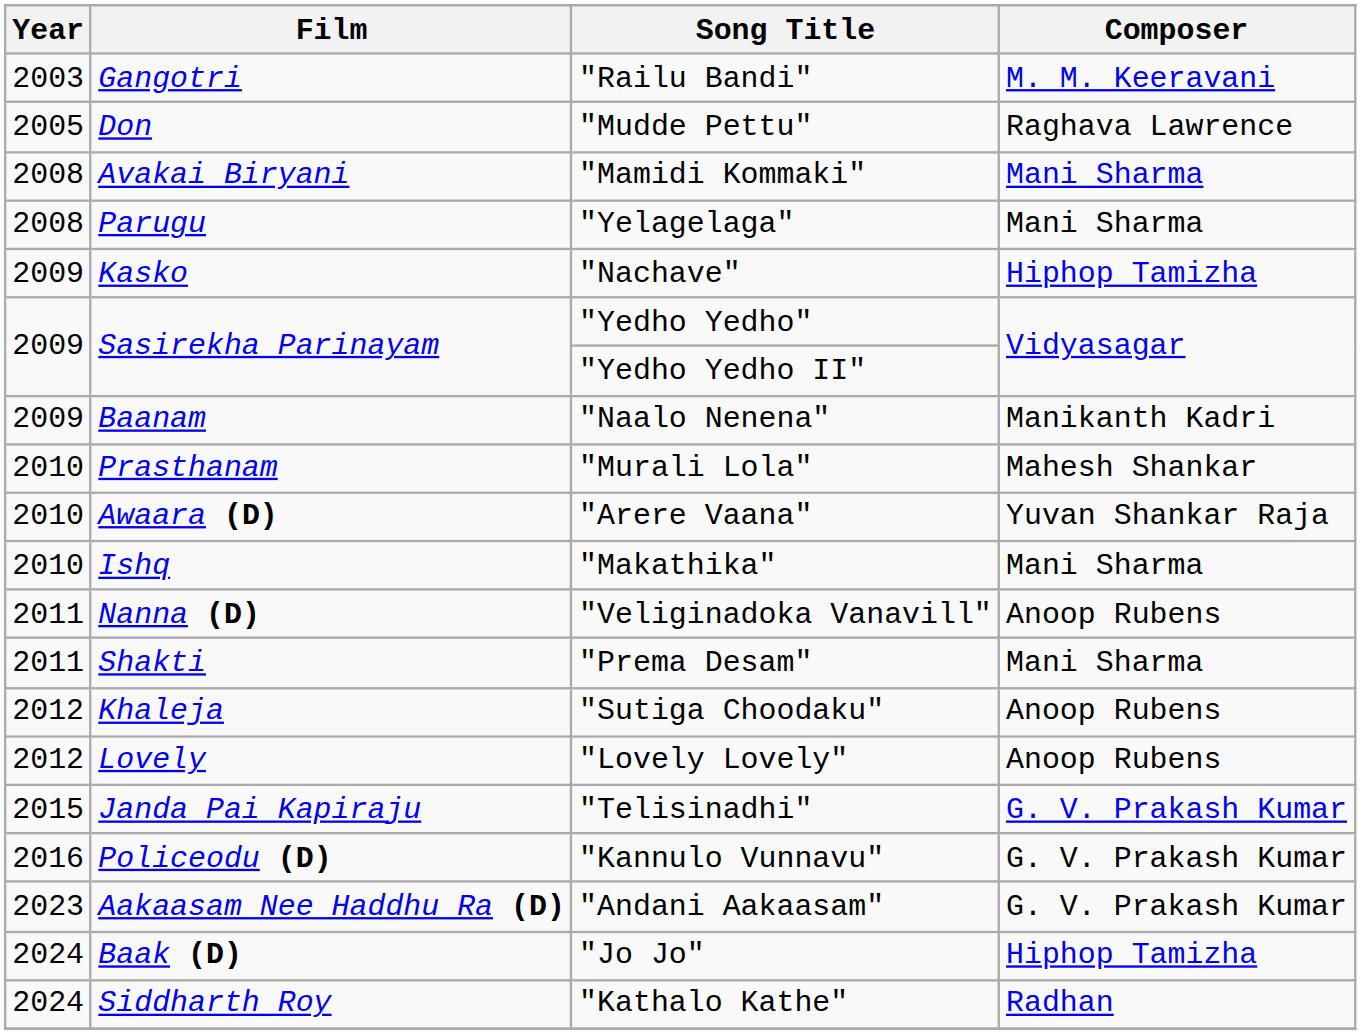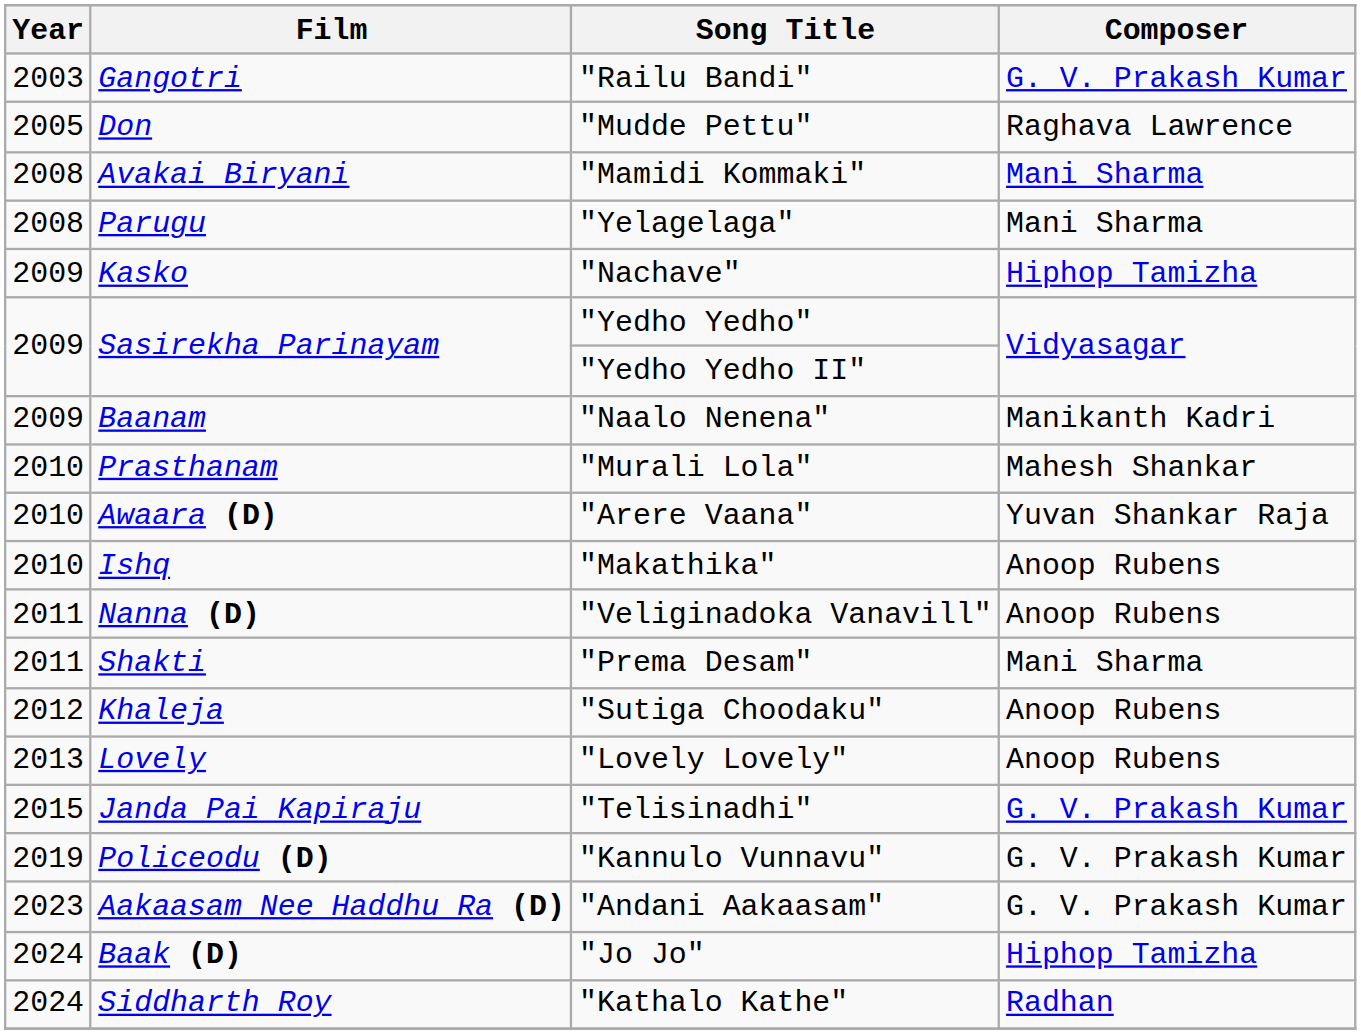(1141, 78) M. M. Keeravani -> (1177, 78) G. V. Prakash Kumar
(1105, 566) Mani Sharma -> (1114, 566) Anoop Rubens
(48, 760) 2012 -> (48, 760) 2013
(48, 858) 2016 -> (48, 858) 2019
